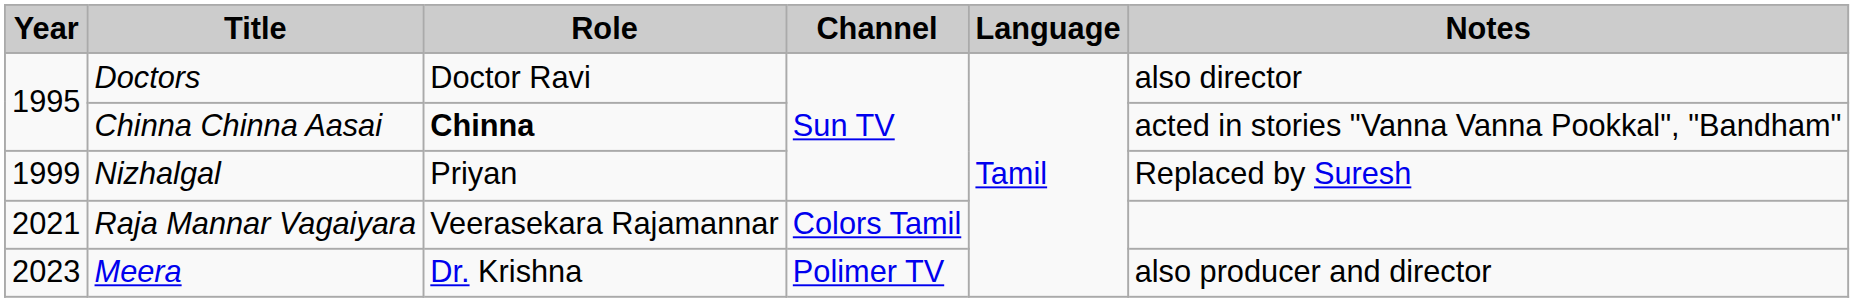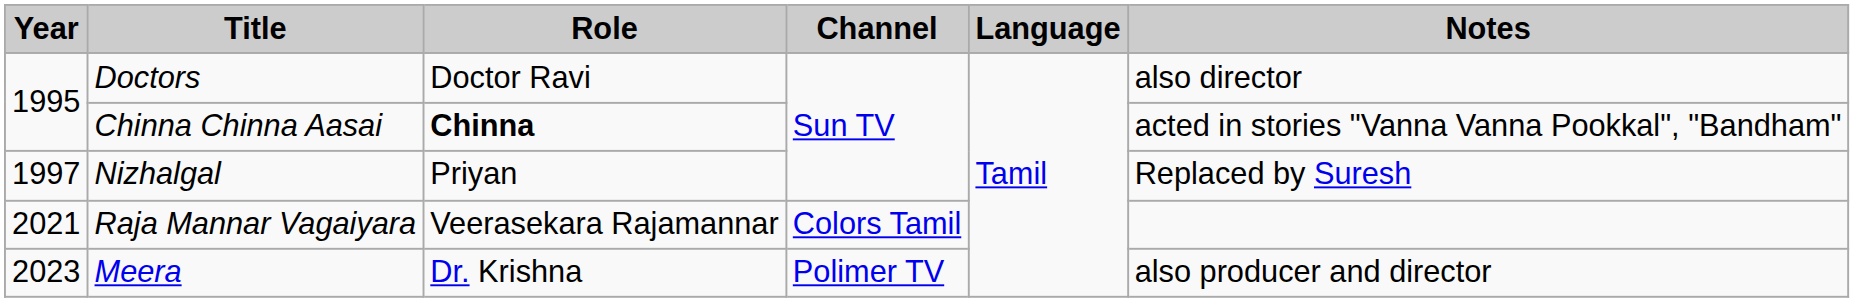(46, 175) 1999 -> (46, 175) 1997
